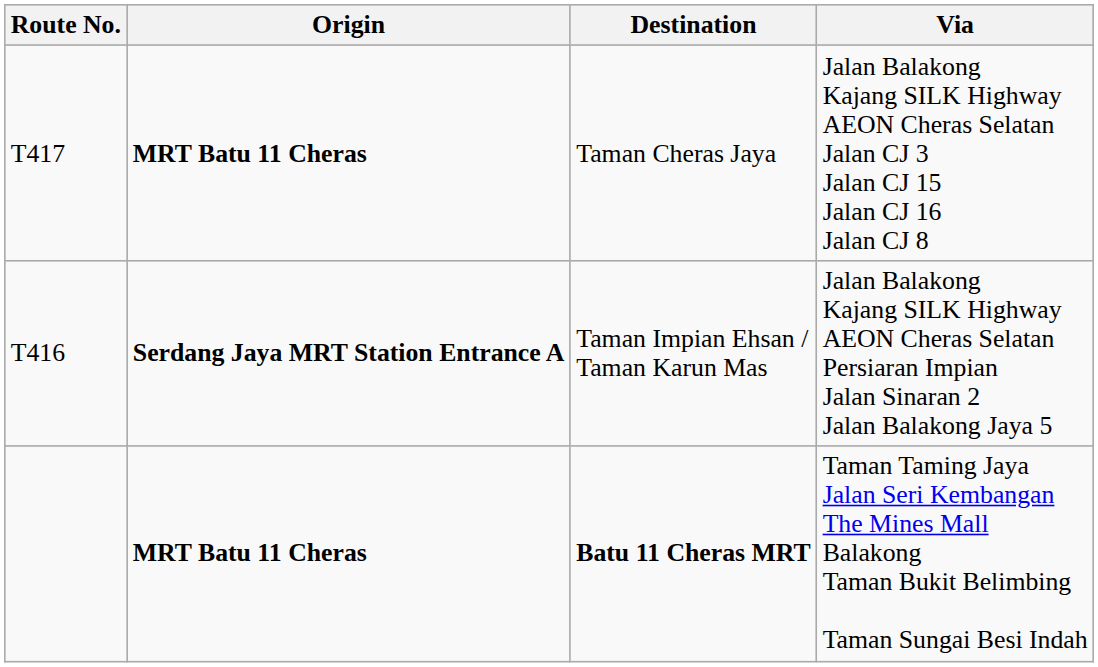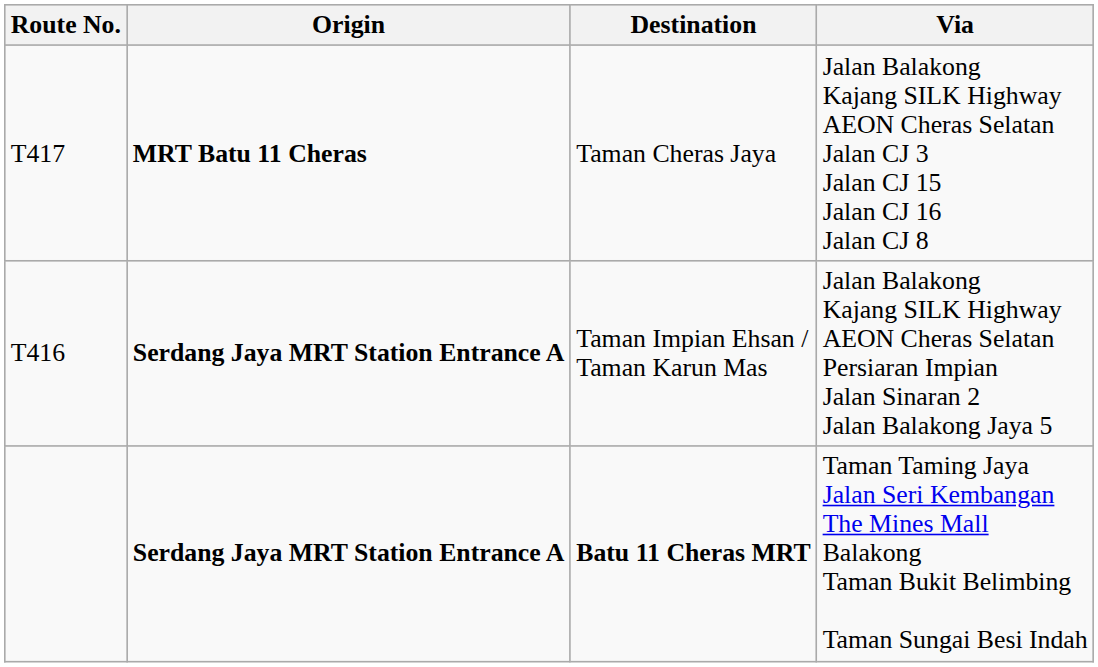(250, 553) MRT Batu 11 Cheras -> (349, 553) Serdang Jaya MRT Station Entrance A
